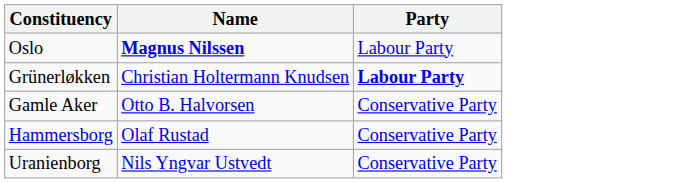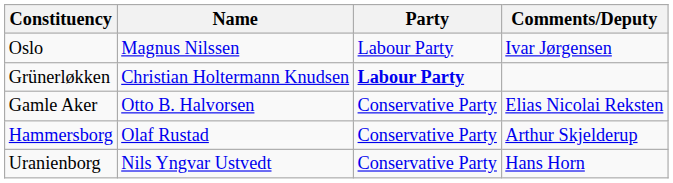+ column: (584, 18)
(183, 47) bold -> (180, 47) normal
